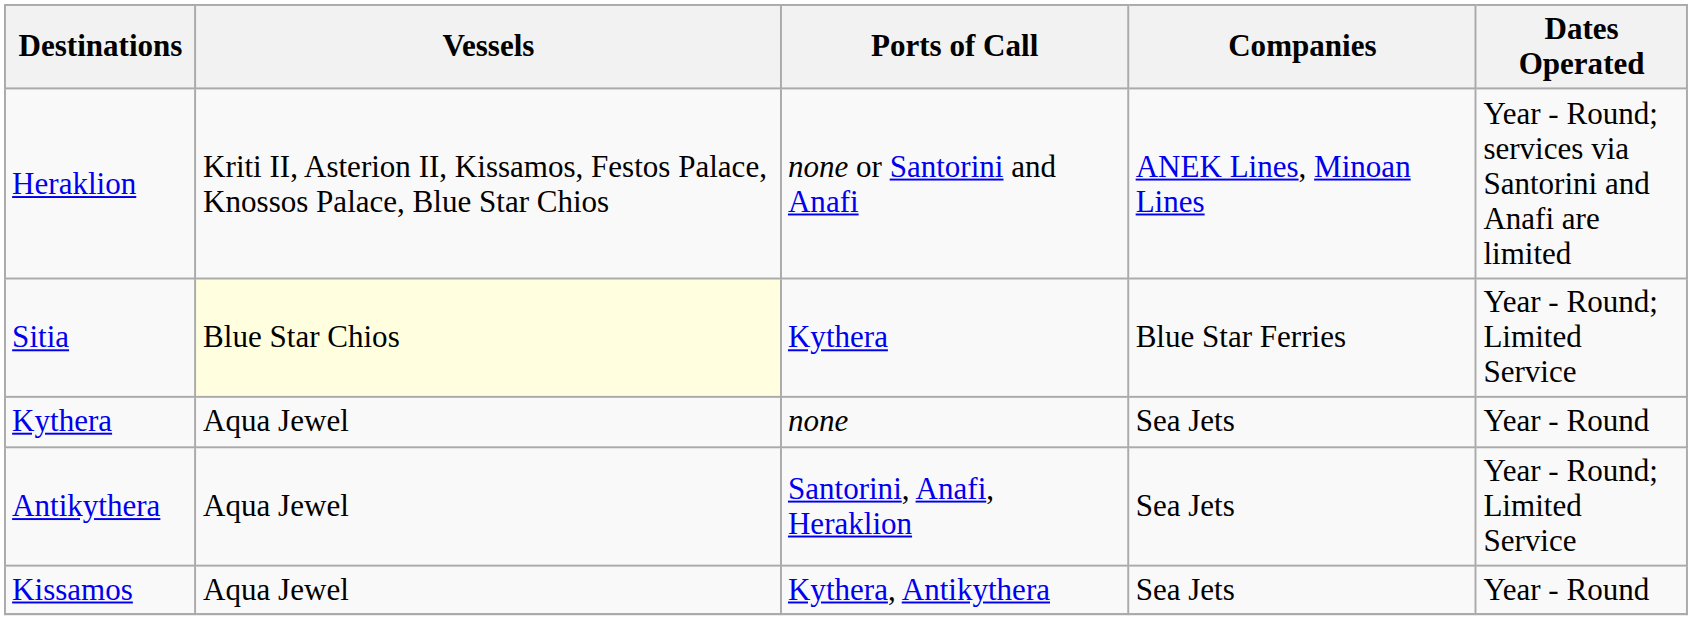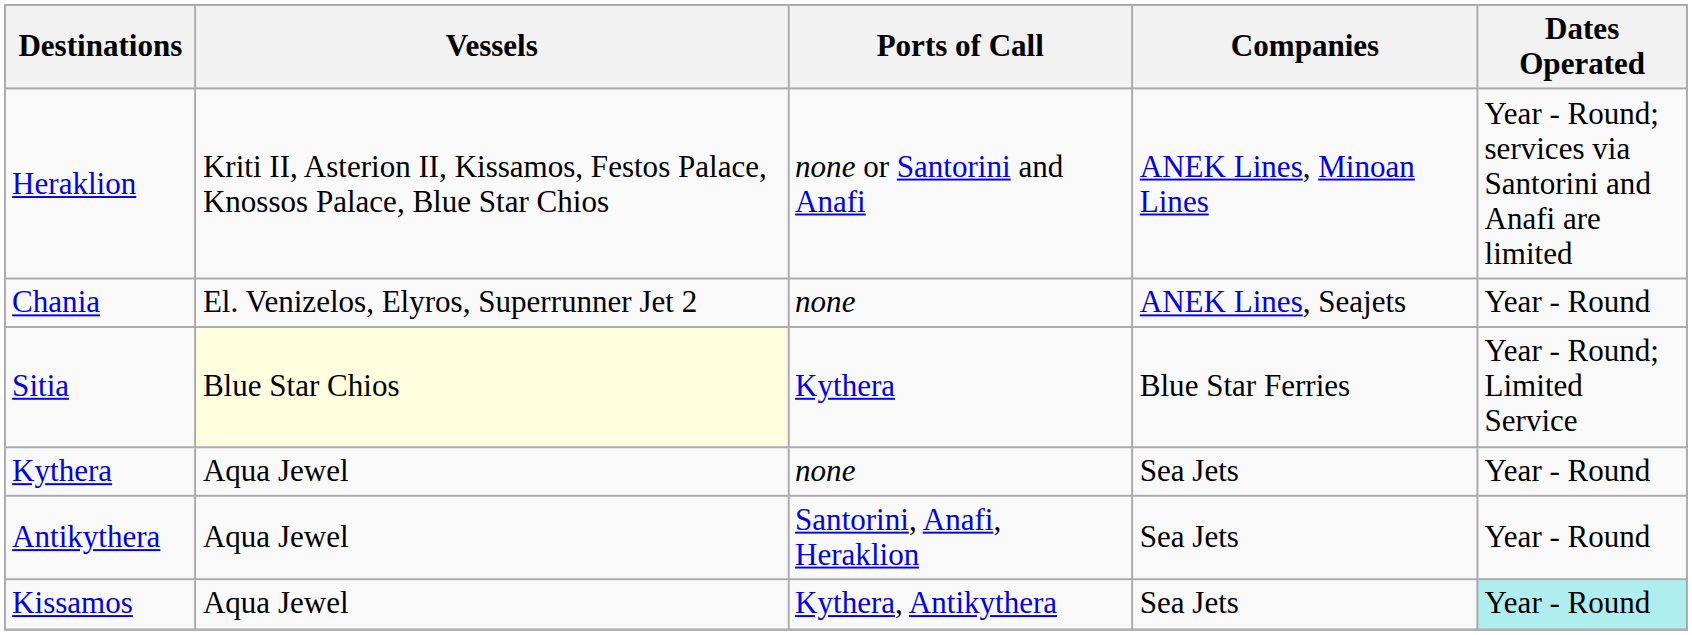+ row: (56, 302)
(1571, 505) Year - Round; Limited Service -> (1567, 537) Year - Round
(1566, 589) no background -> (1567, 603) paleturquoise background
